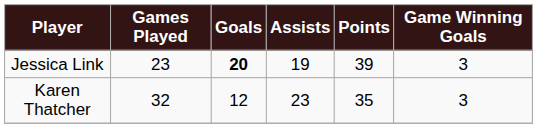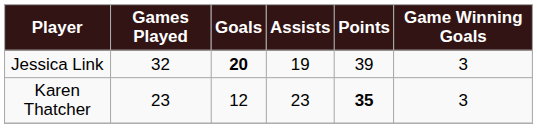(161, 63) 23 -> (161, 63) 32
(161, 100) 32 -> (161, 100) 23
(364, 100) normal -> (364, 100) bold
